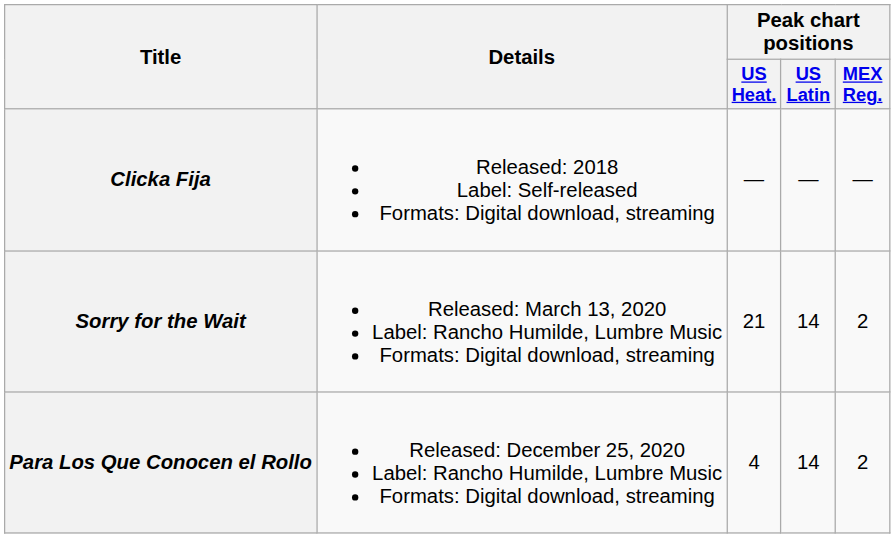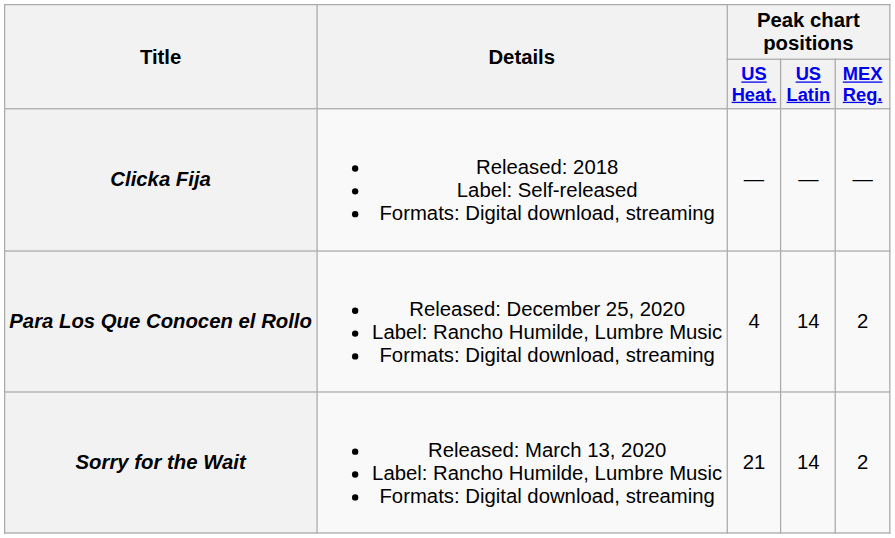rows swapped: (161, 320) <-> (161, 462)
